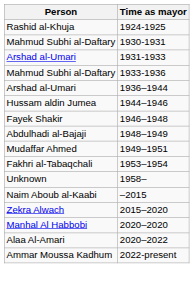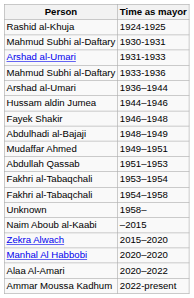+ row: (144, 164)
+ row: (144, 194)
